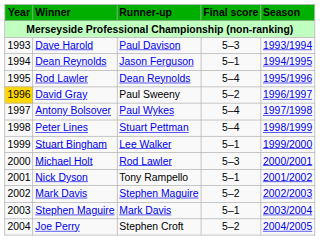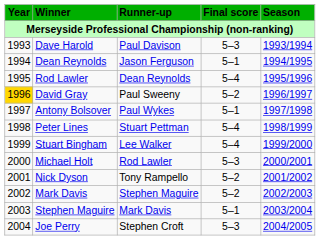(231, 111) 5–4 -> (231, 111) 5–1
(231, 144) 5–1 -> (231, 144) 5–4
(231, 177) 5–1 -> (231, 177) 5–2
(231, 227) 5–2 -> (231, 227) 5–3
